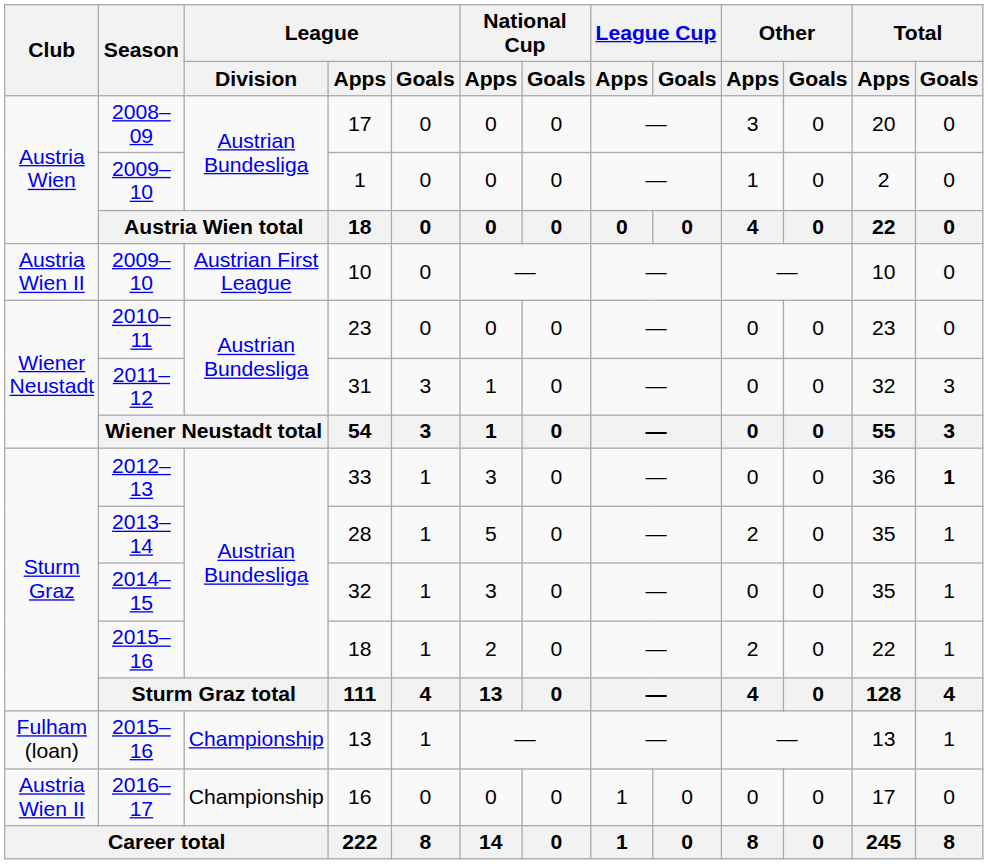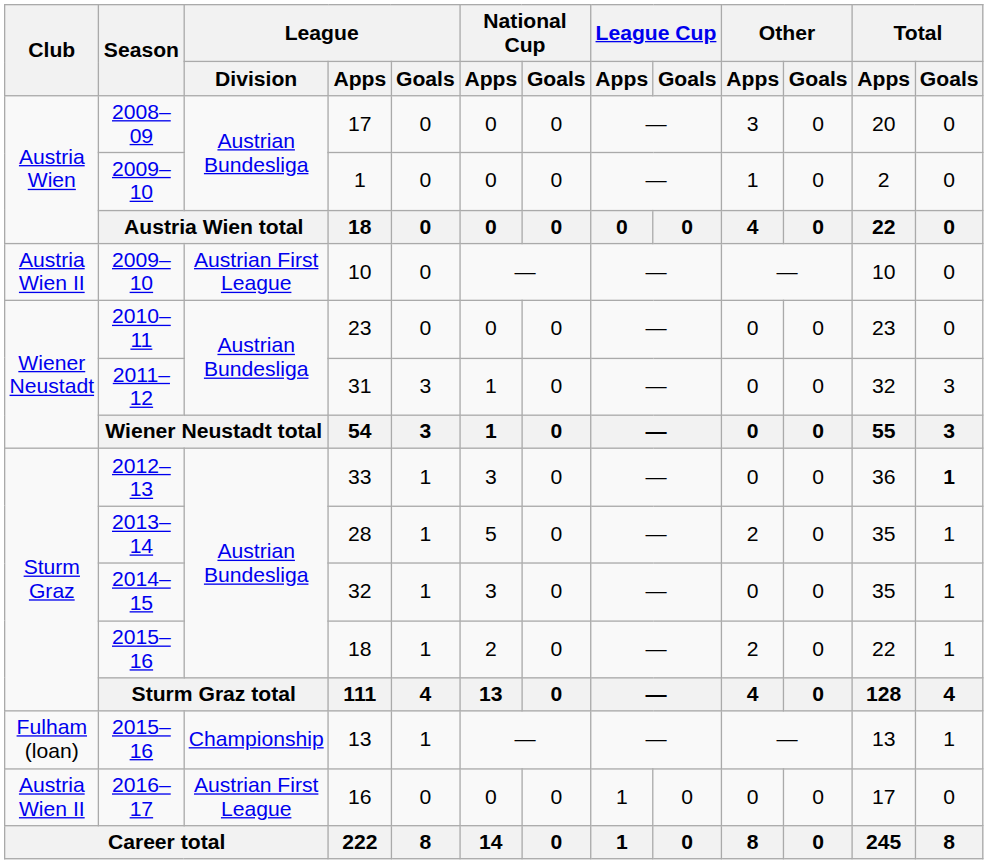(256, 796) Championship -> (256, 796) Austrian First League
